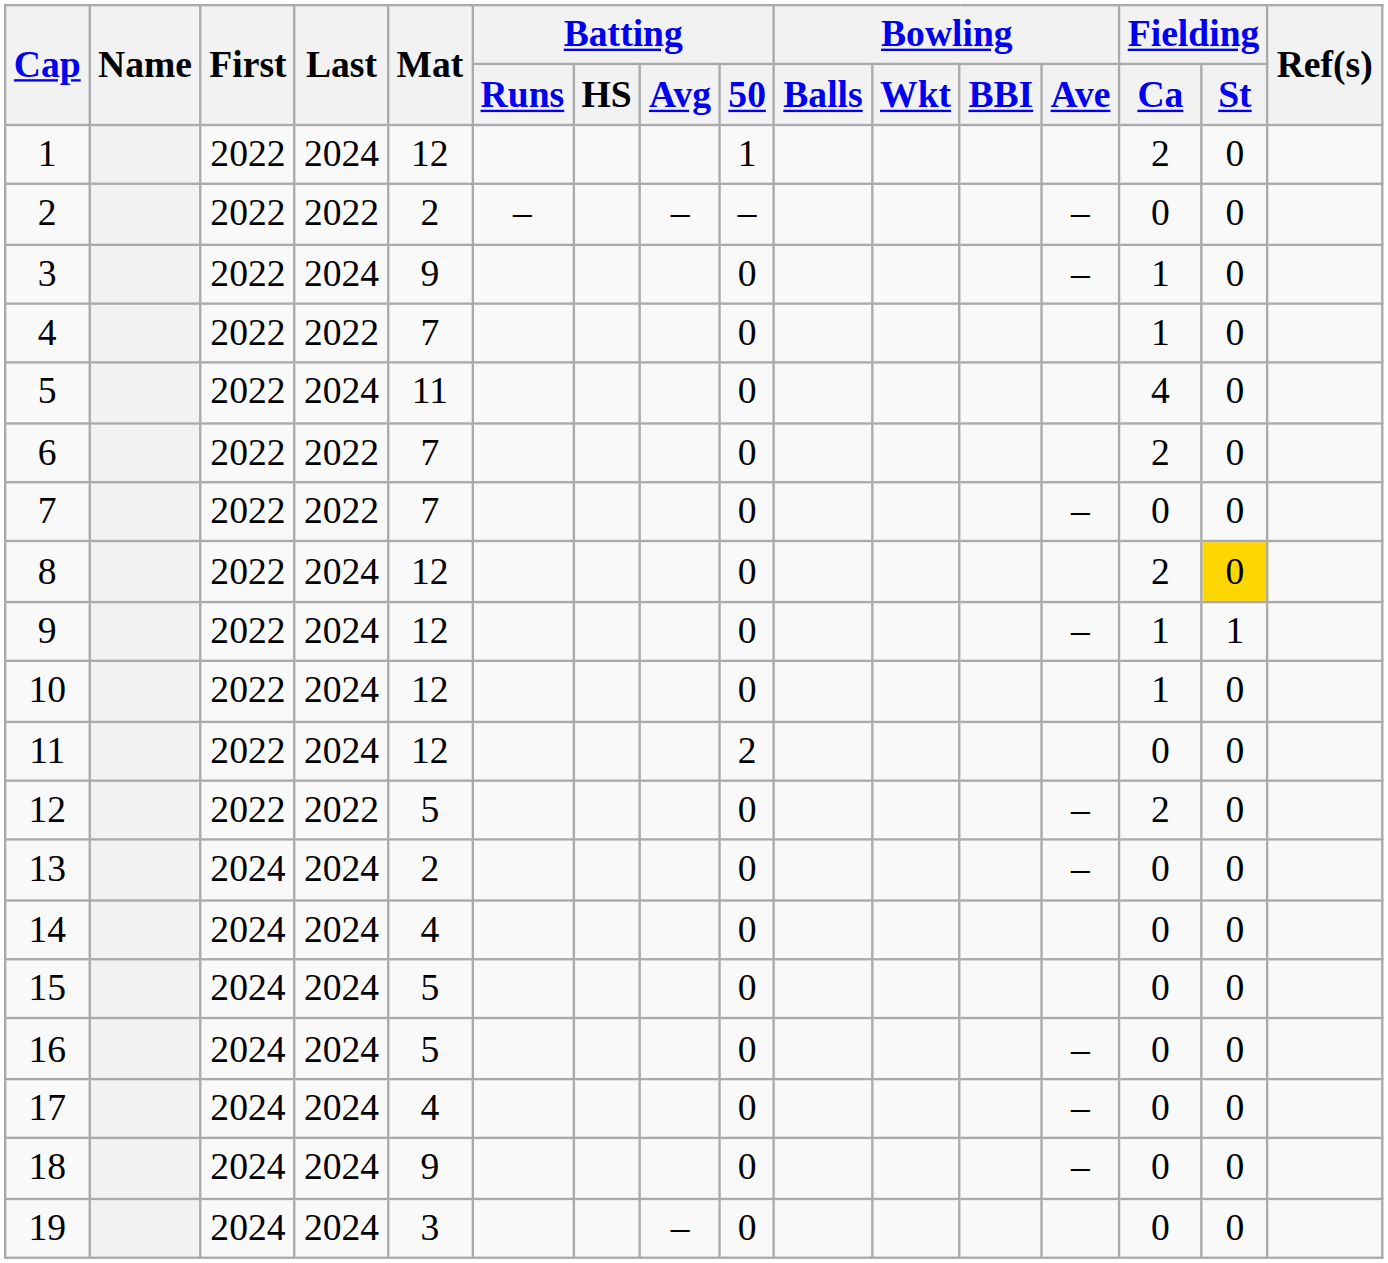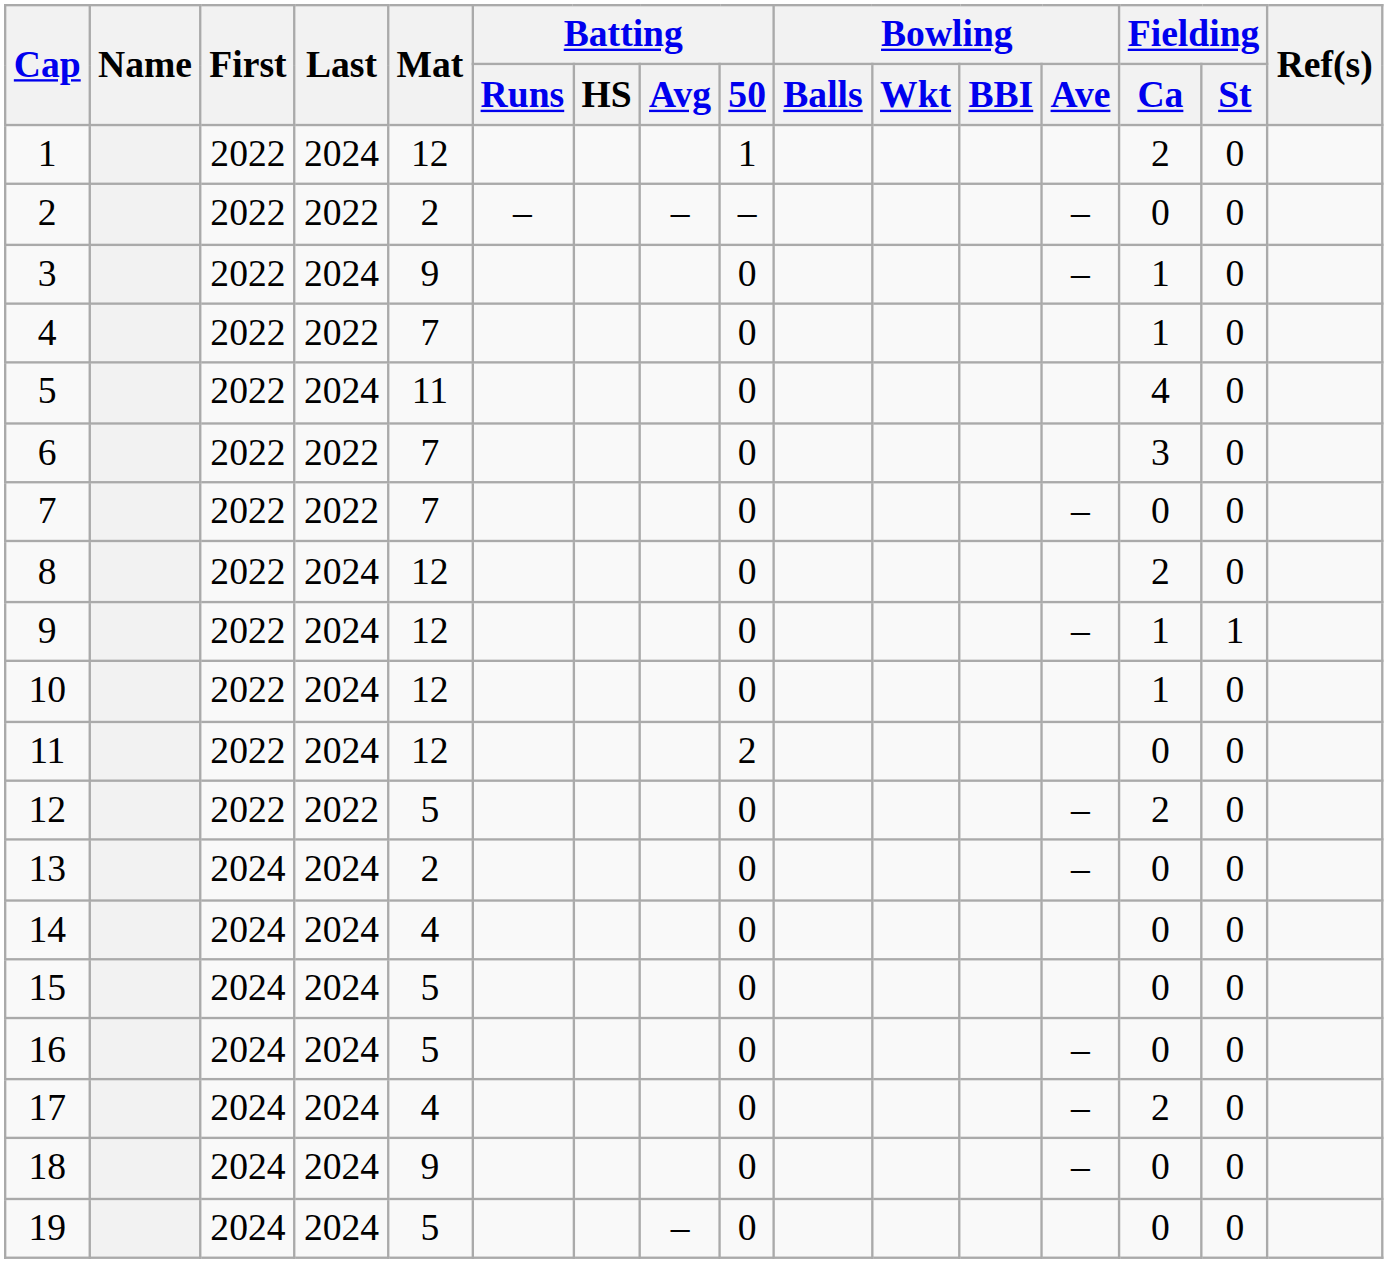(1160, 451) 2 -> (1160, 451) 3
(1235, 570) gold background -> (1235, 570) no background
(1160, 1107) 0 -> (1160, 1107) 2
(430, 1226) 3 -> (430, 1226) 5
